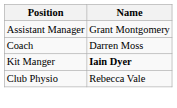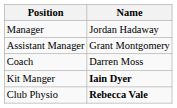+ row: (25, 29)
(117, 78) normal -> (119, 95) bold
